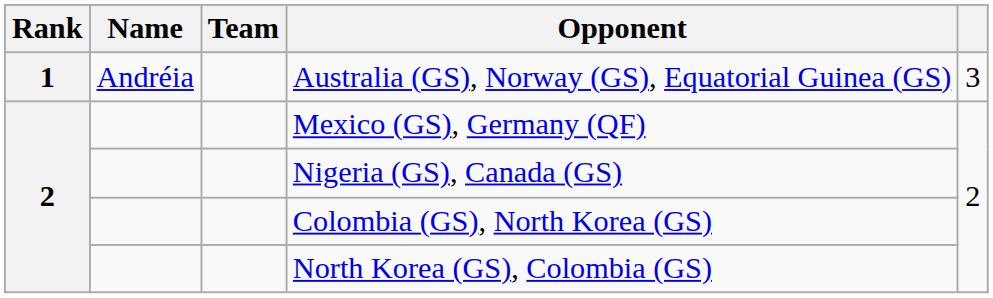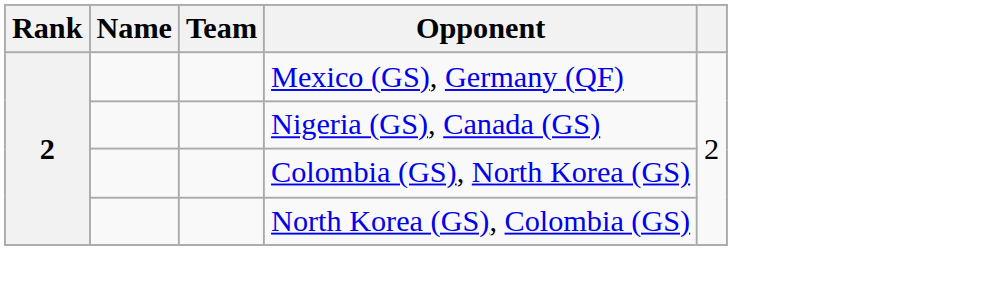- row: (622, 76)
